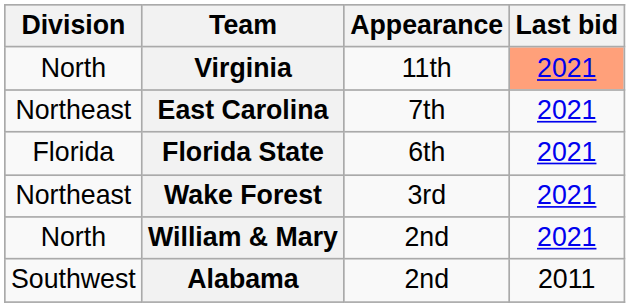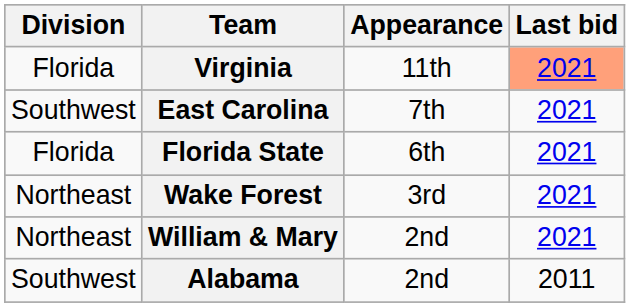(73, 68) North -> (73, 68) Florida
(73, 110) Northeast -> (73, 110) Southwest
(73, 237) North -> (73, 237) Northeast
